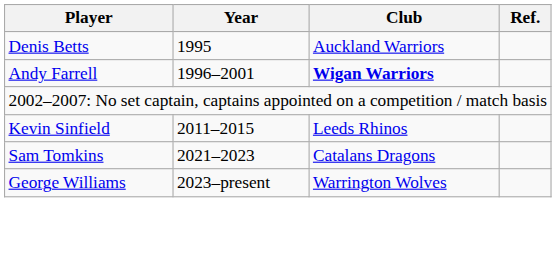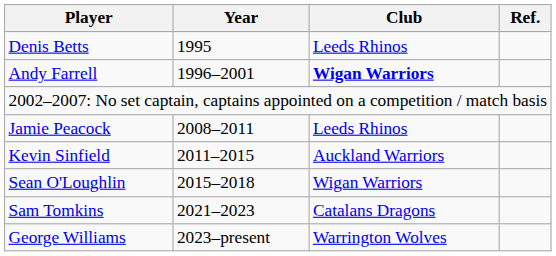(379, 45) Auckland Warriors -> (360, 45) Leeds Rhinos
+ row: (60, 127)
(360, 127) Leeds Rhinos -> (379, 155) Auckland Warriors
+ row: (67, 182)
